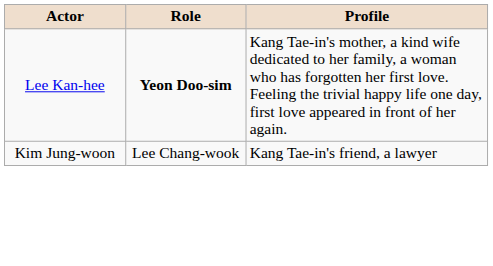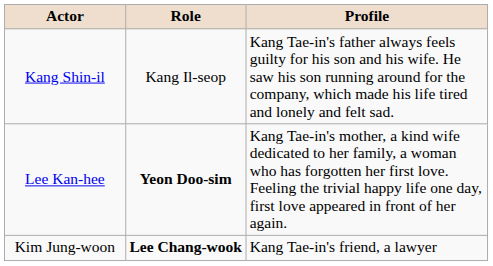+ row: (65, 76)
(186, 153) normal -> (186, 247) bold
